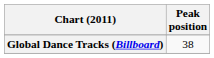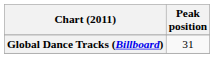(188, 44) 38 -> (188, 44) 31
